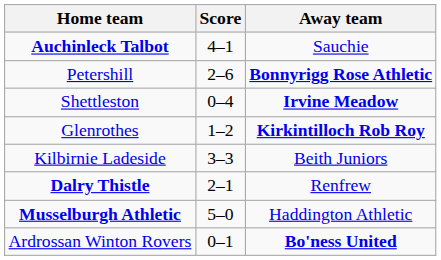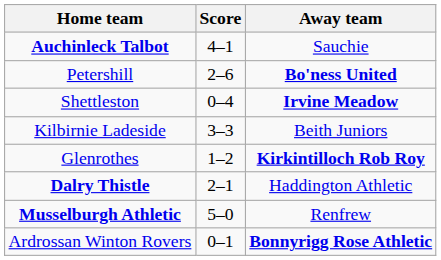(341, 74) Bonnyrigg Rose Athletic -> (341, 74) Bo'ness United
rows swapped: (100, 158) <-> (100, 130)
(341, 185) Renfrew -> (341, 185) Haddington Athletic
(341, 213) Haddington Athletic -> (341, 213) Renfrew
(341, 241) Bo'ness United -> (341, 241) Bonnyrigg Rose Athletic
